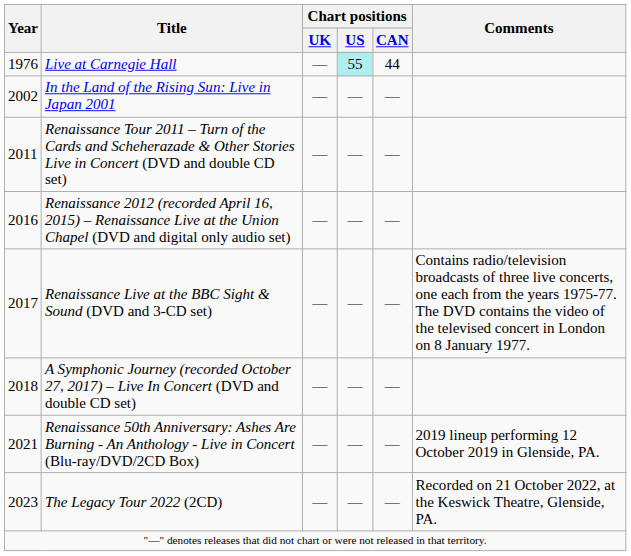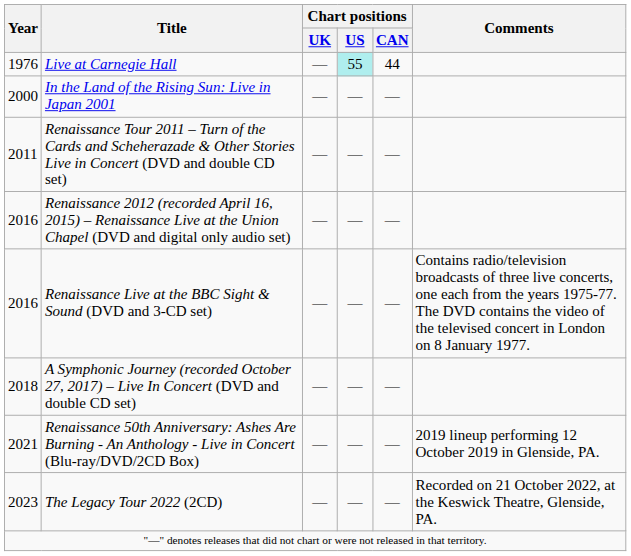(23, 96) 2002 -> (23, 96) 2000
(23, 303) 2017 -> (23, 303) 2016
